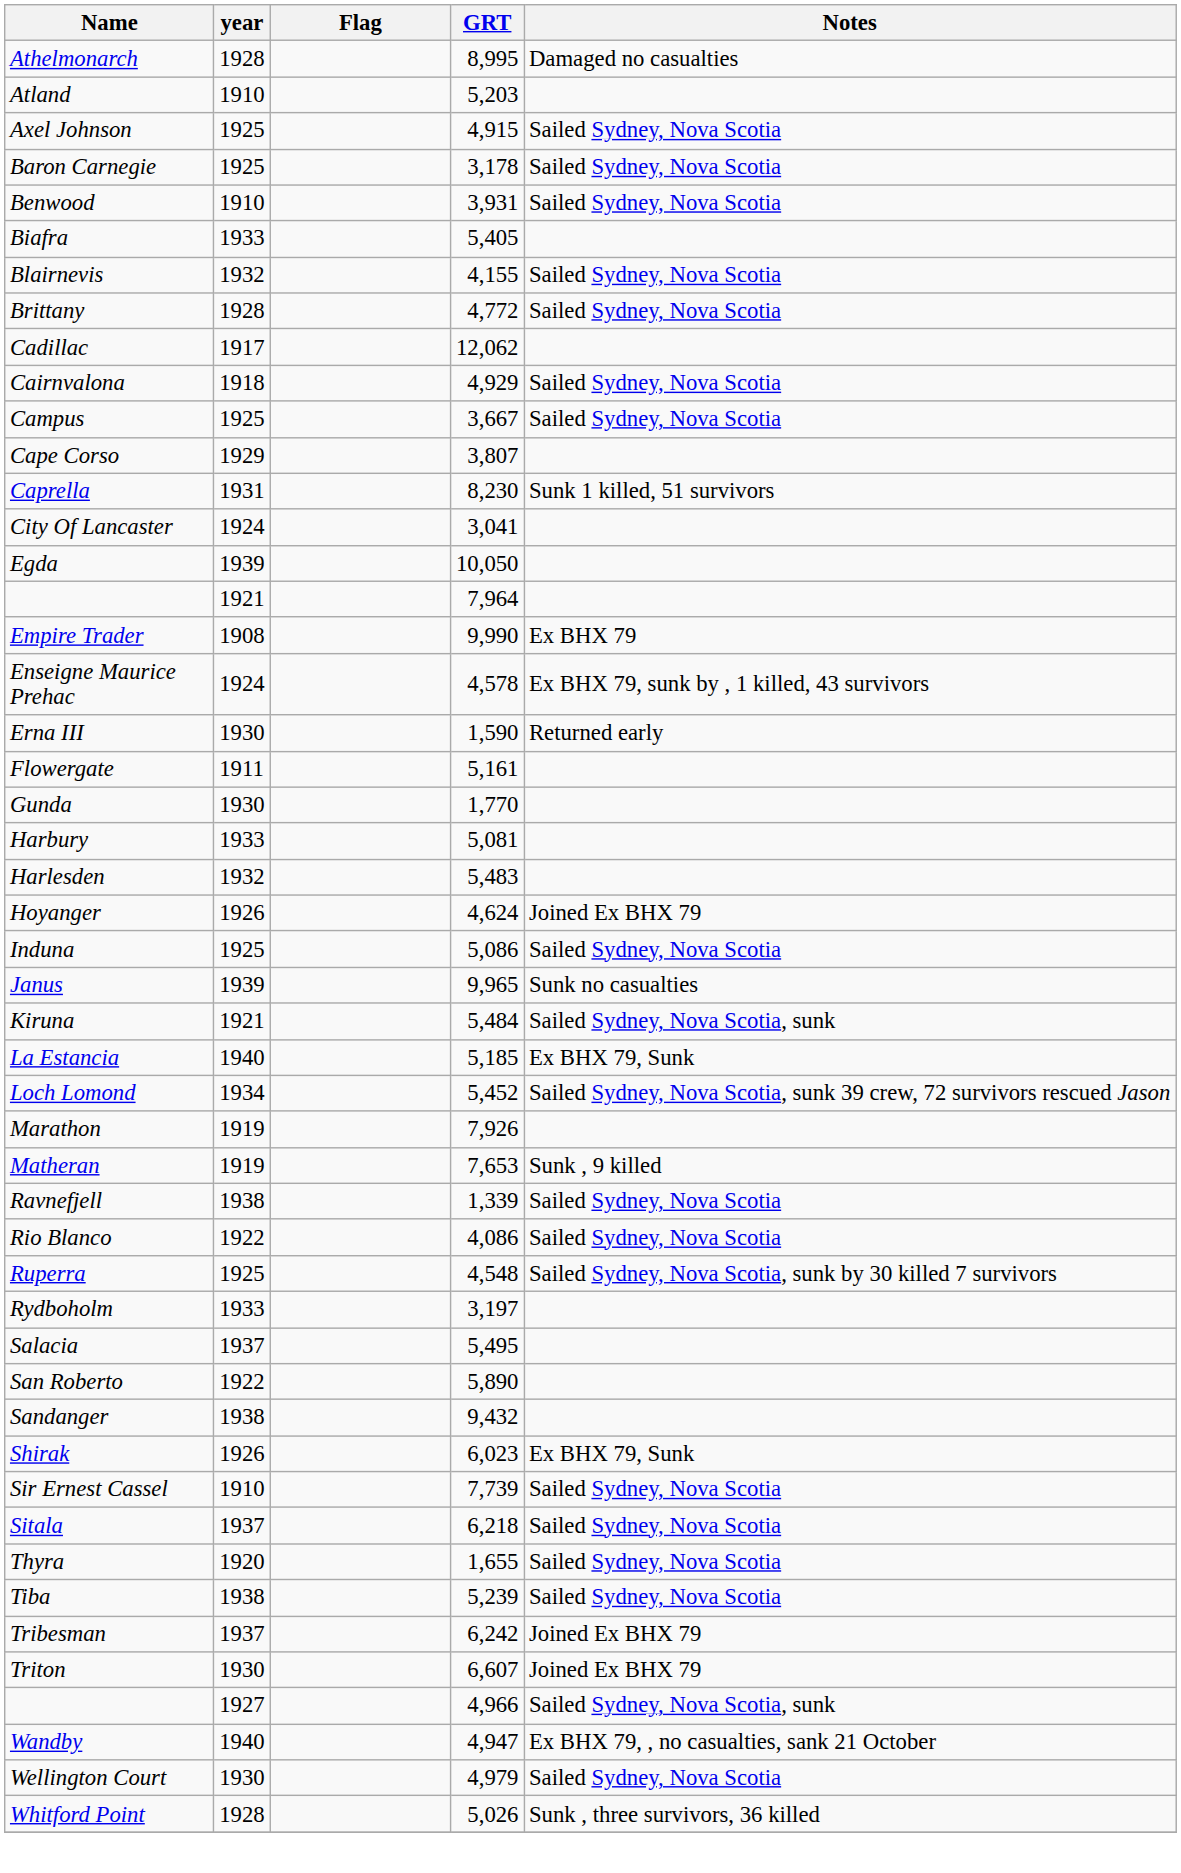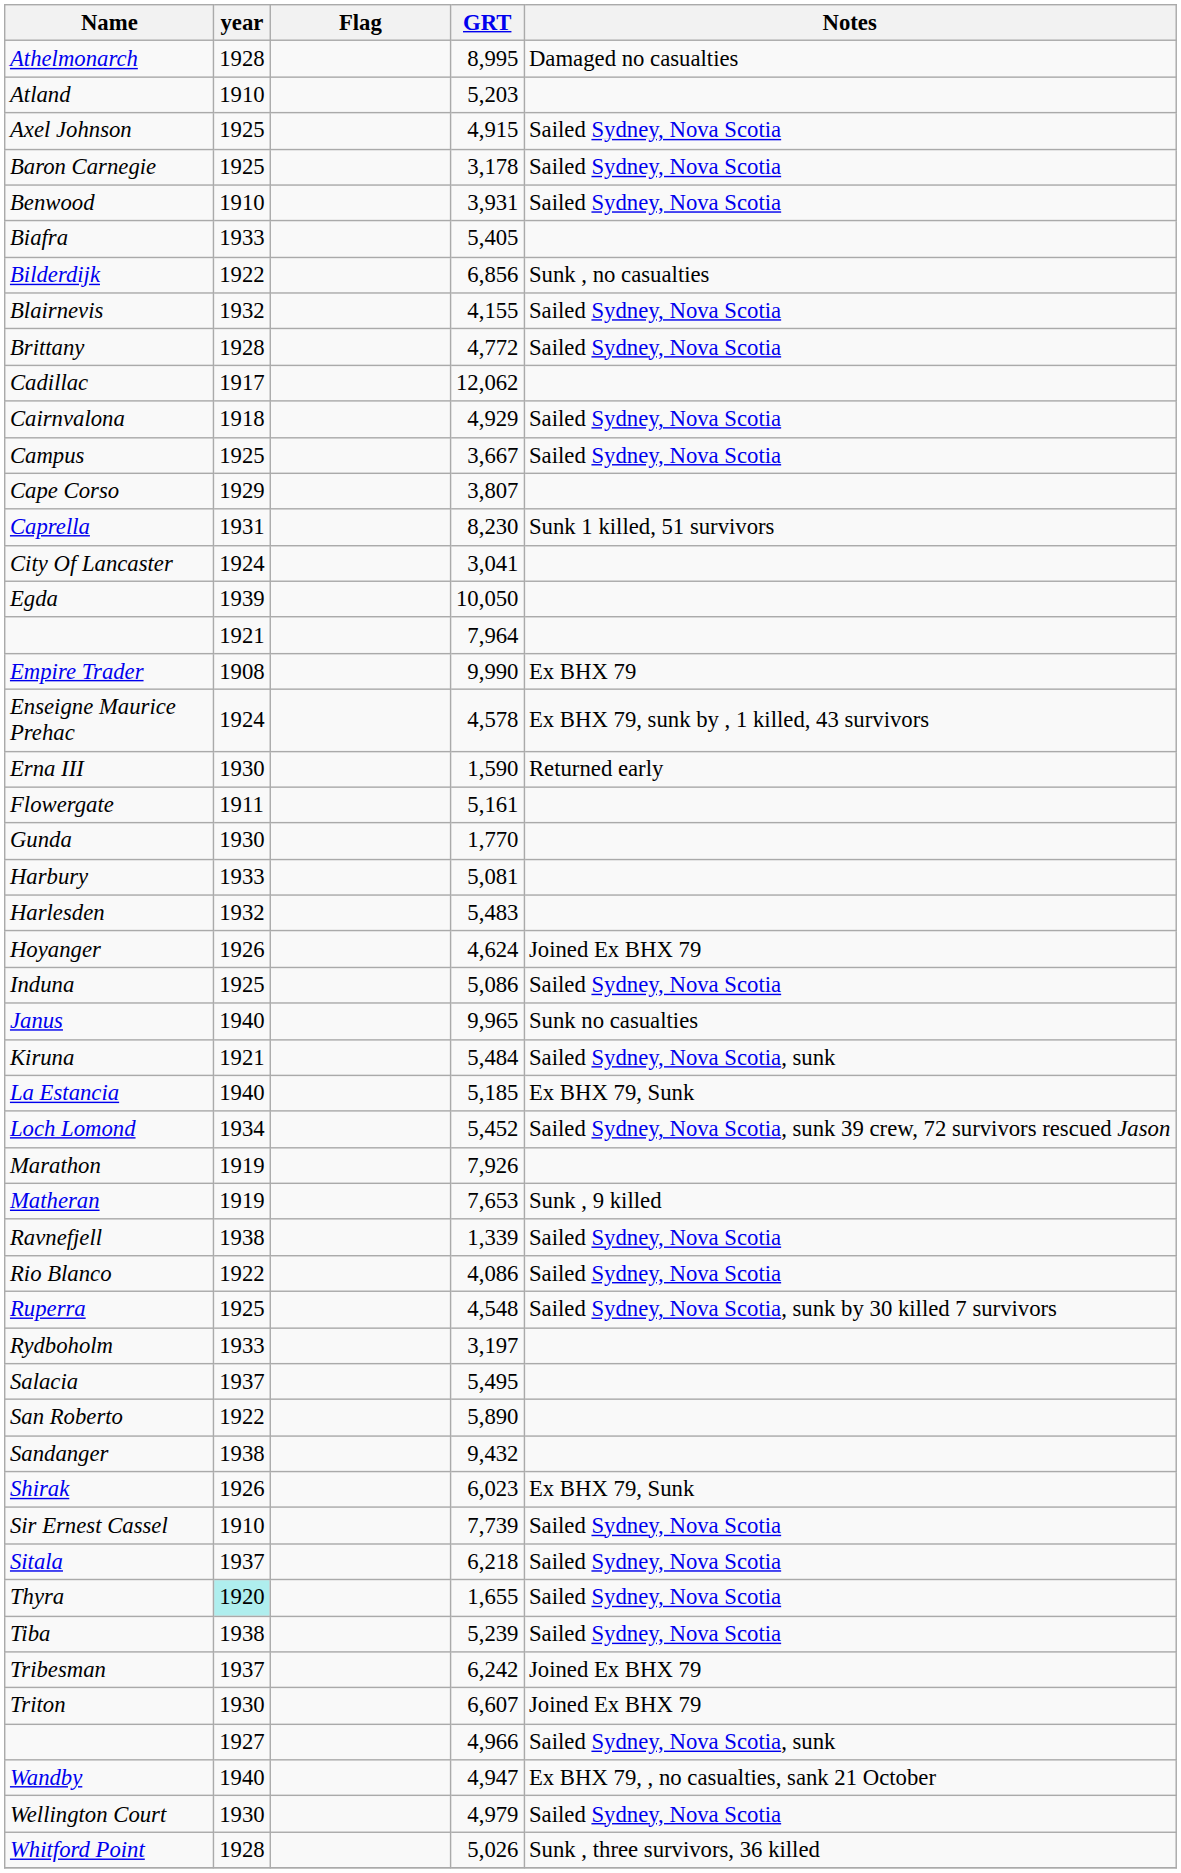+ row: (55, 274)
(242, 984) 1939 -> (242, 1020) 1940
(242, 1561) no background -> (242, 1597) paleturquoise background
